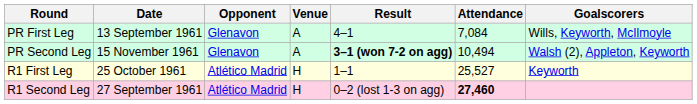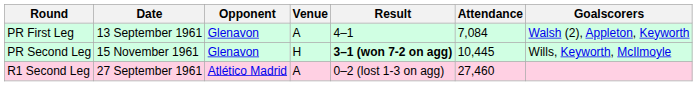(600, 33) Wills, Keyworth, McIlmoyle -> (609, 33) Walsh (2), Appleton, Keyworth
(297, 52) A -> (297, 52) H
(476, 52) 10,494 -> (476, 52) 10,445
(609, 52) Walsh (2), Appleton, Keyworth -> (600, 52) Wills, Keyworth, McIlmoyle
- row: (40, 71)
(297, 90) H -> (297, 71) A
(476, 90) bold -> (476, 71) normal
